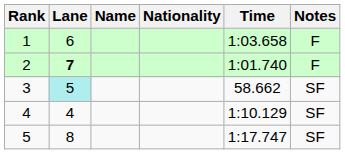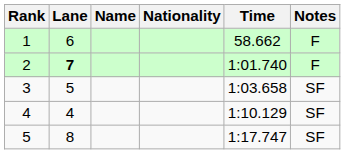(257, 40) 1:03.658 -> (257, 40) 58.662
(70, 88) paleturquoise background -> (70, 88) no background
(257, 88) 58.662 -> (257, 88) 1:03.658
